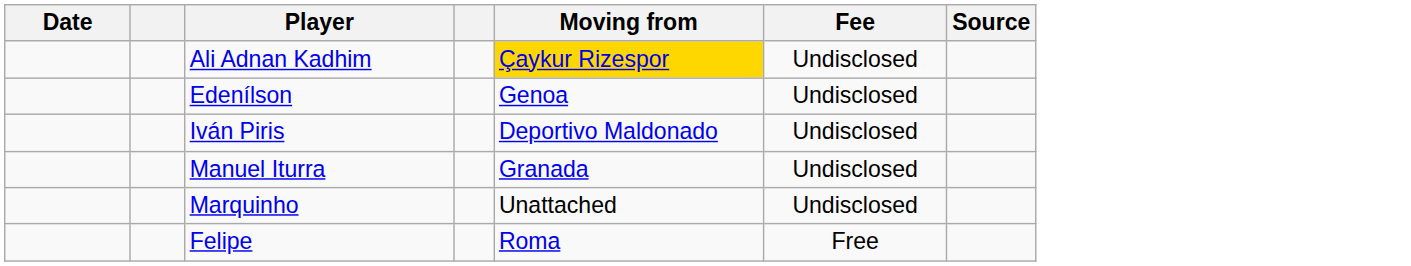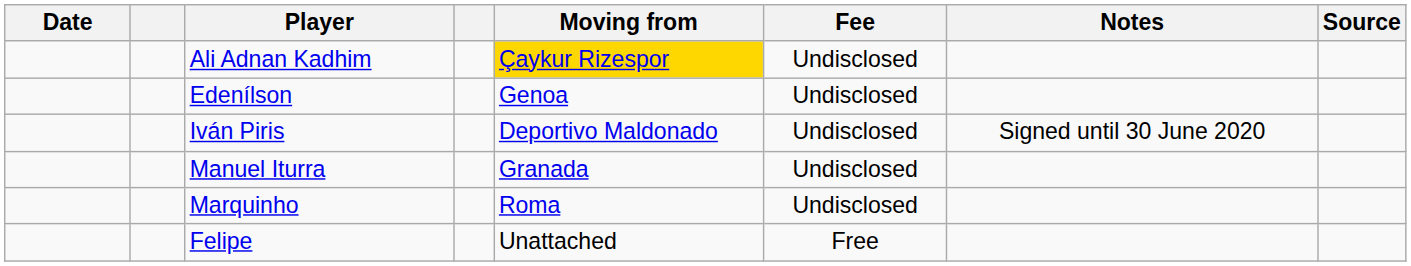+ column: (1132, 22)
(558, 205) Unattached -> (530, 205) Roma
(530, 242) Roma -> (558, 242) Unattached
